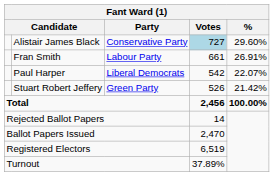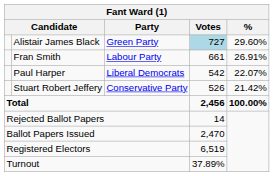(147, 42) Conservative Party -> (132, 42) Green Party
(132, 88) Green Party -> (147, 88) Conservative Party
